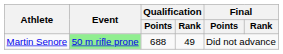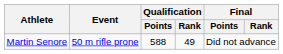(105, 42) lightgreen background -> (105, 42) no background
(158, 42) 688 -> (158, 42) 588
